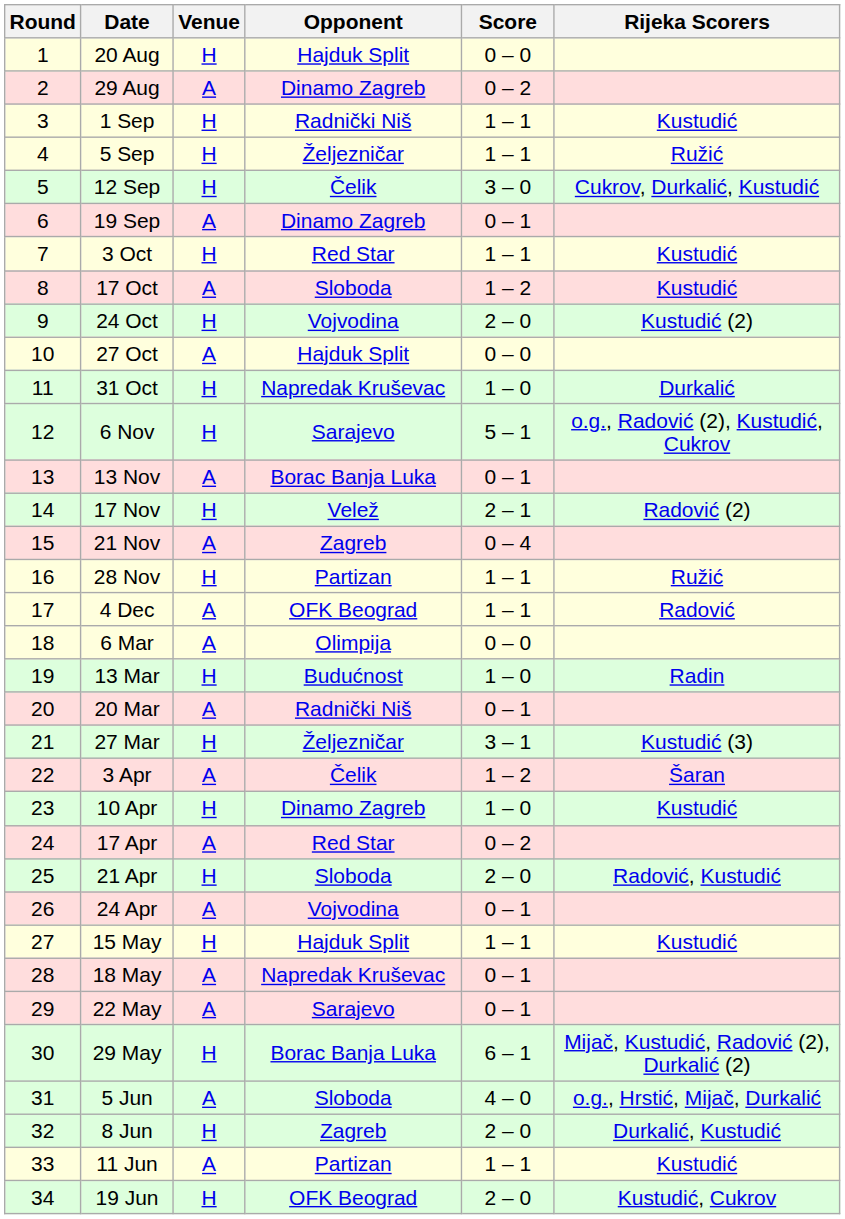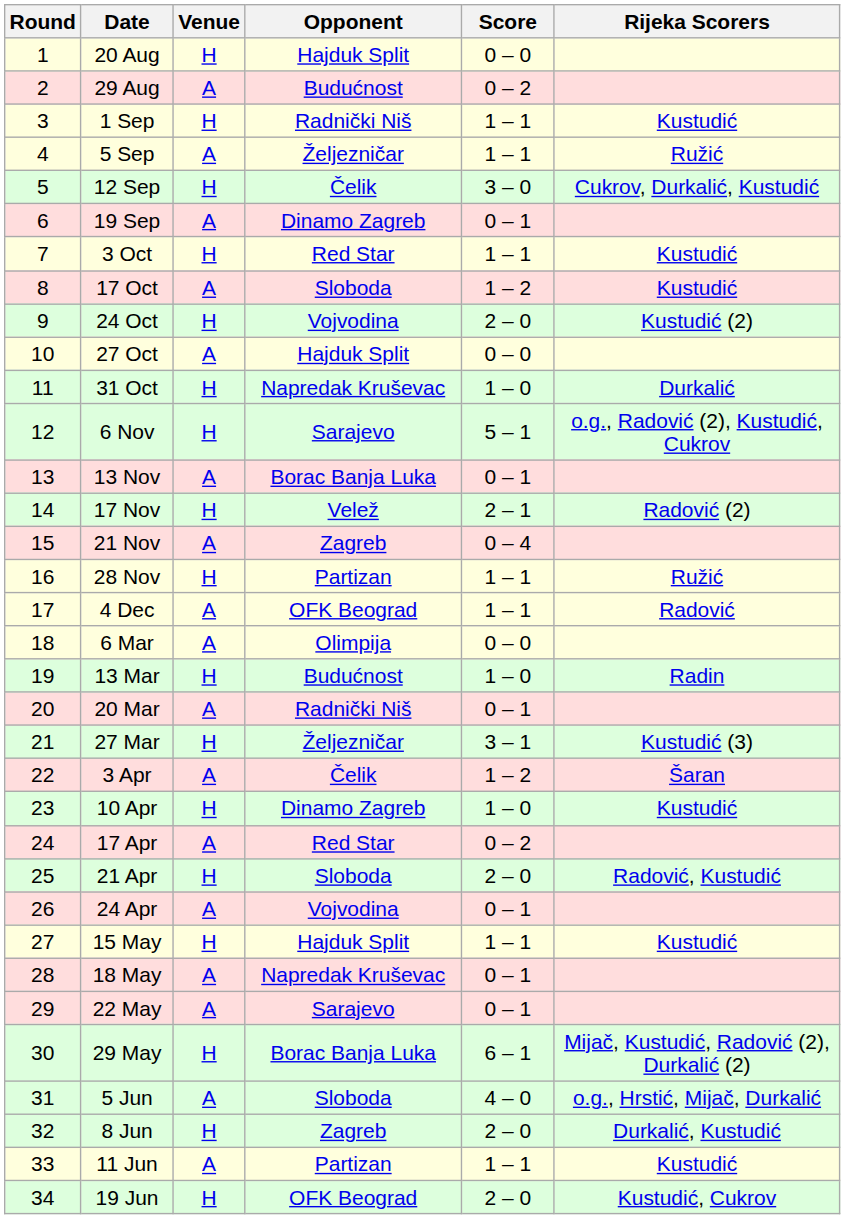(353, 88) Dinamo Zagreb -> (353, 88) Budućnost
(209, 154) H -> (209, 154) A
